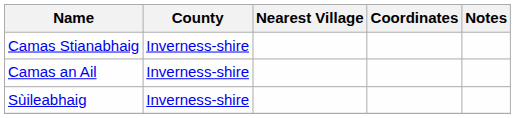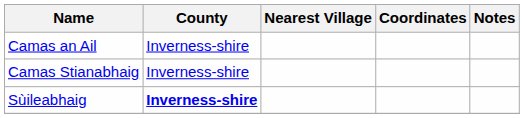rows swapped: (52, 72) <-> (74, 45)
(198, 99) normal -> (202, 99) bold
